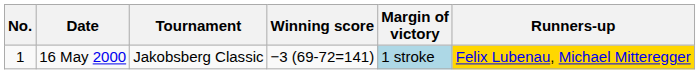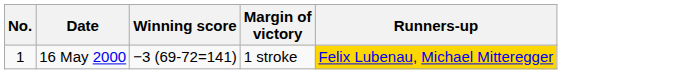- column: (198, 25)
(408, 57) lightblue background -> (271, 57) no background
